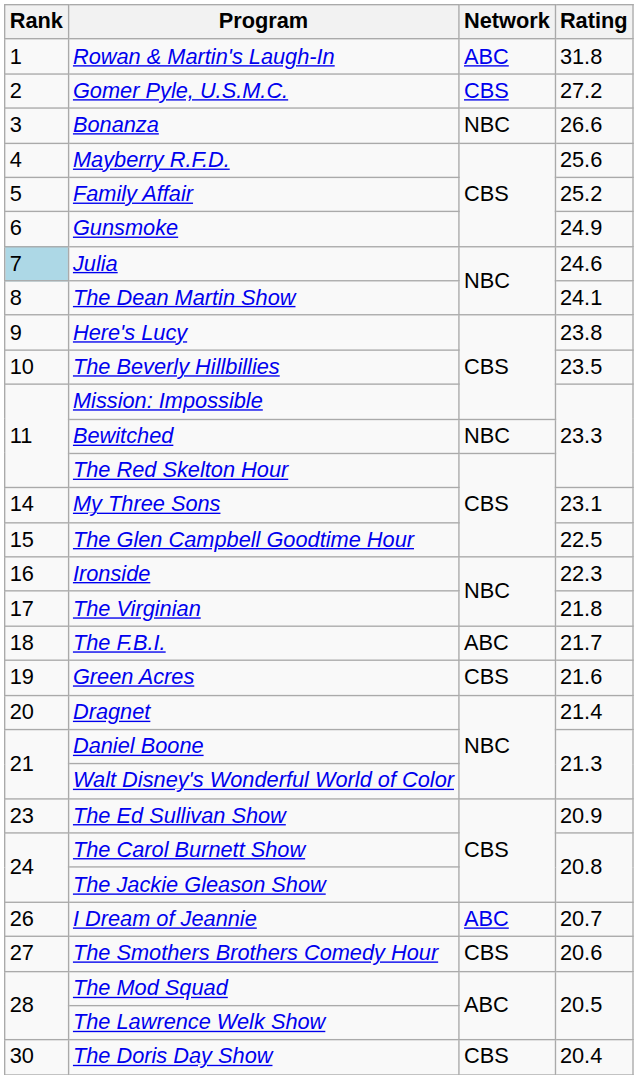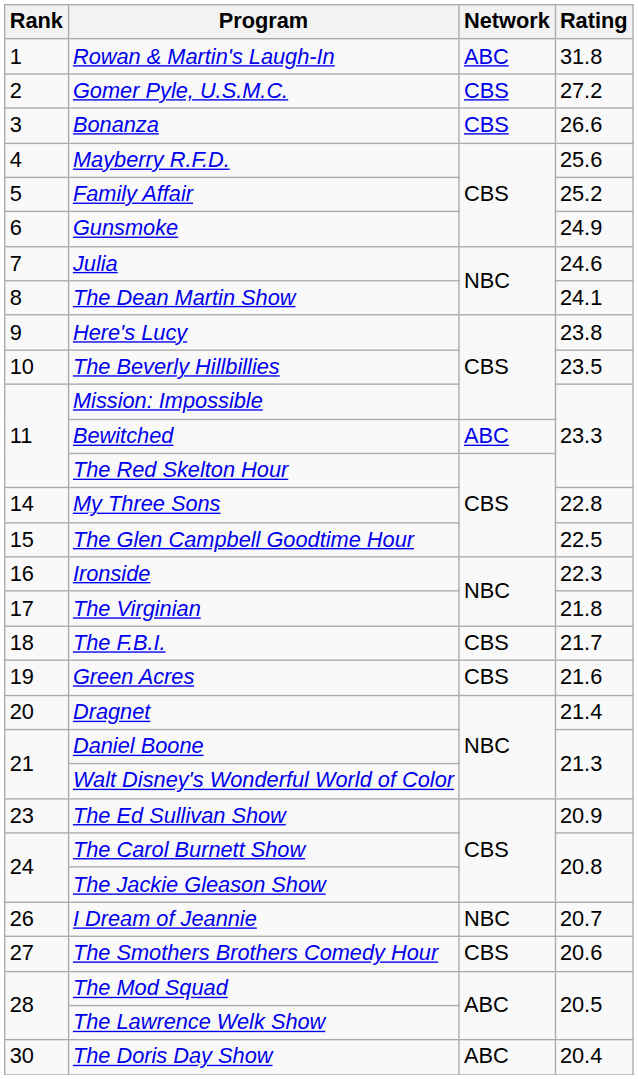(487, 125) NBC -> (486, 125) CBS
(16, 263) lightblue background -> (16, 263) no background
(487, 435) NBC -> (486, 435) ABC
(581, 504) 23.1 -> (581, 504) 22.8
(486, 642) ABC -> (486, 642) CBS
(486, 919) ABC -> (487, 919) NBC
(486, 1057) CBS -> (486, 1057) ABC
